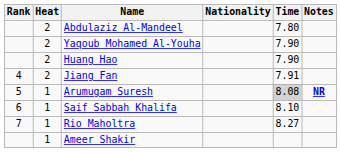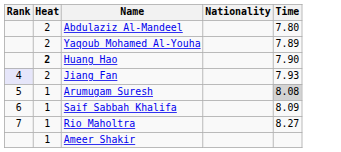- column: (319, 13)
(287, 45) 7.90 -> (287, 45) 7.89
(47, 61) normal -> (47, 61) bold
(19, 77) no background -> (19, 77) lavender background
(287, 77) 7.91 -> (287, 77) 7.93
(287, 108) 8.10 -> (287, 108) 8.09
